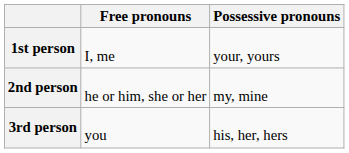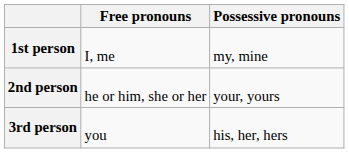(246, 56) your, yours -> (241, 56) my, mine
(241, 95) my, mine -> (246, 95) your, yours
